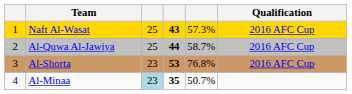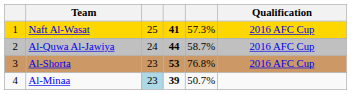(174, 30) 43 -> (174, 30) 41
(152, 47) 25 -> (152, 47) 24
(174, 81) 35 -> (174, 81) 39
